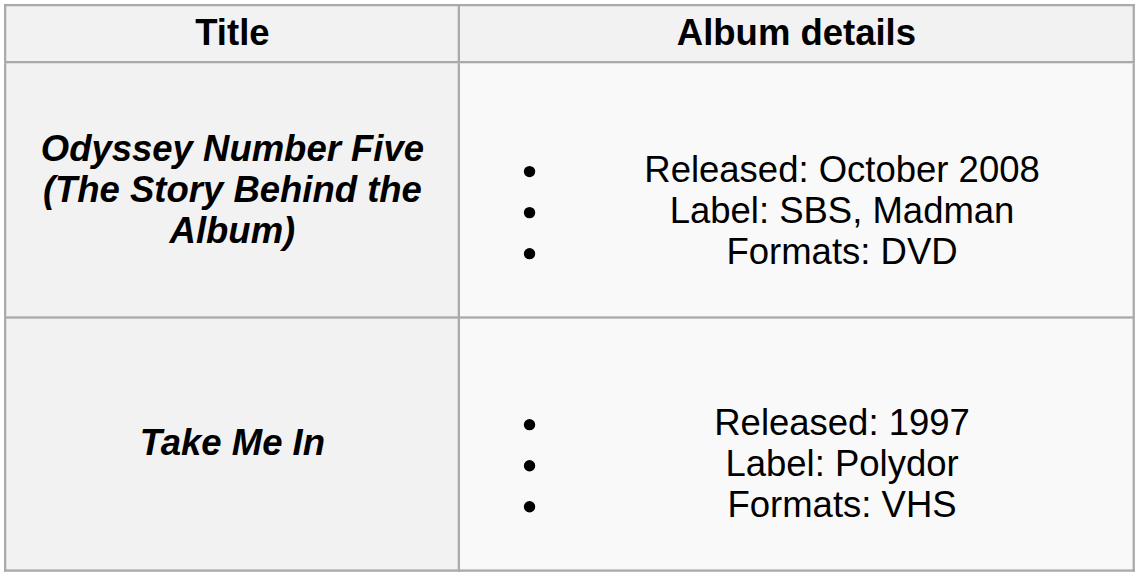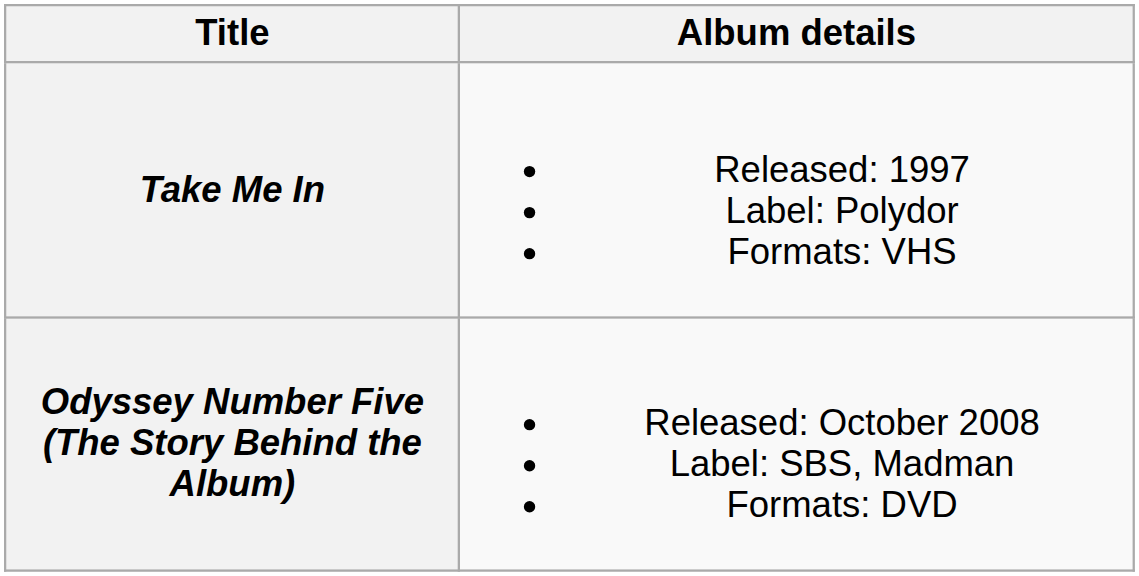rows swapped: (232, 443) <-> (232, 189)
